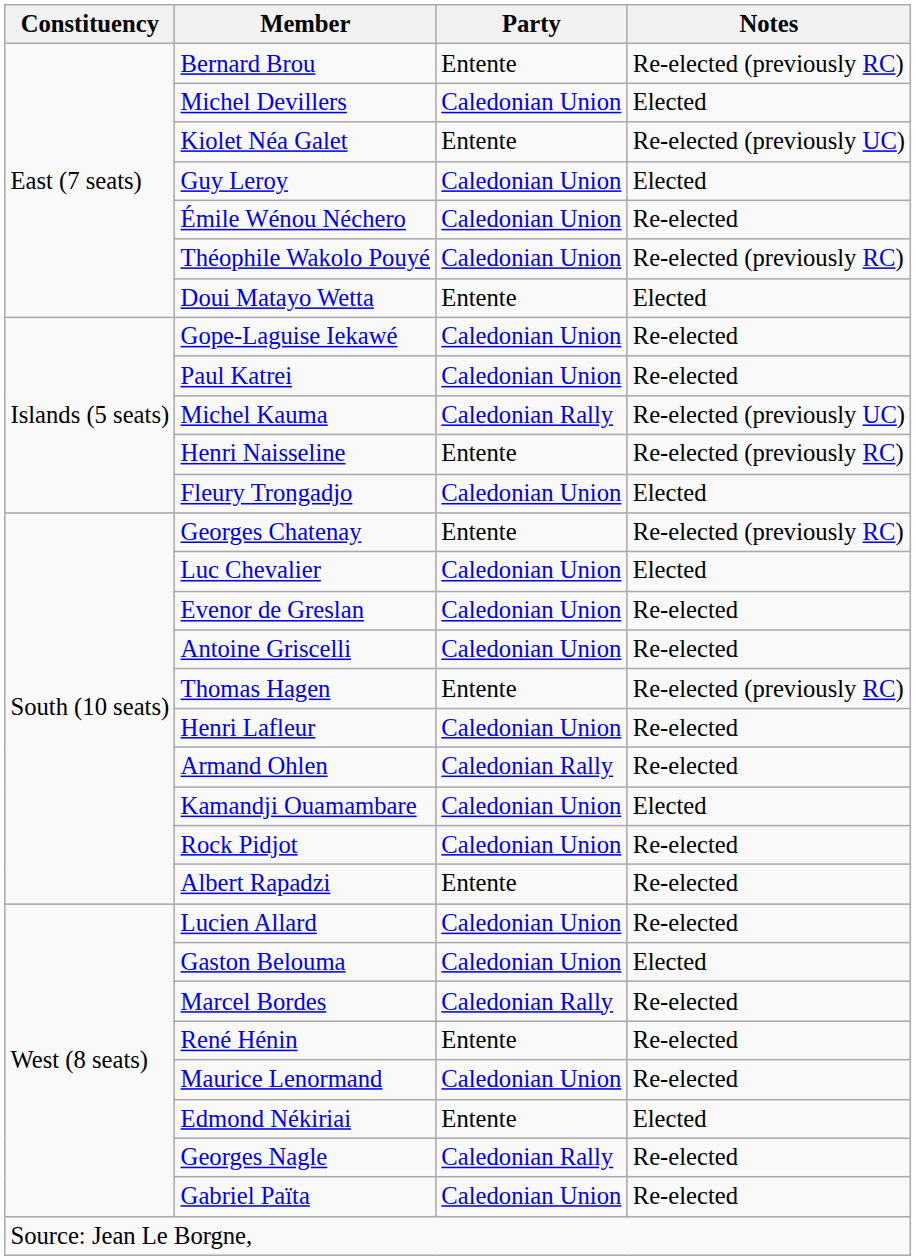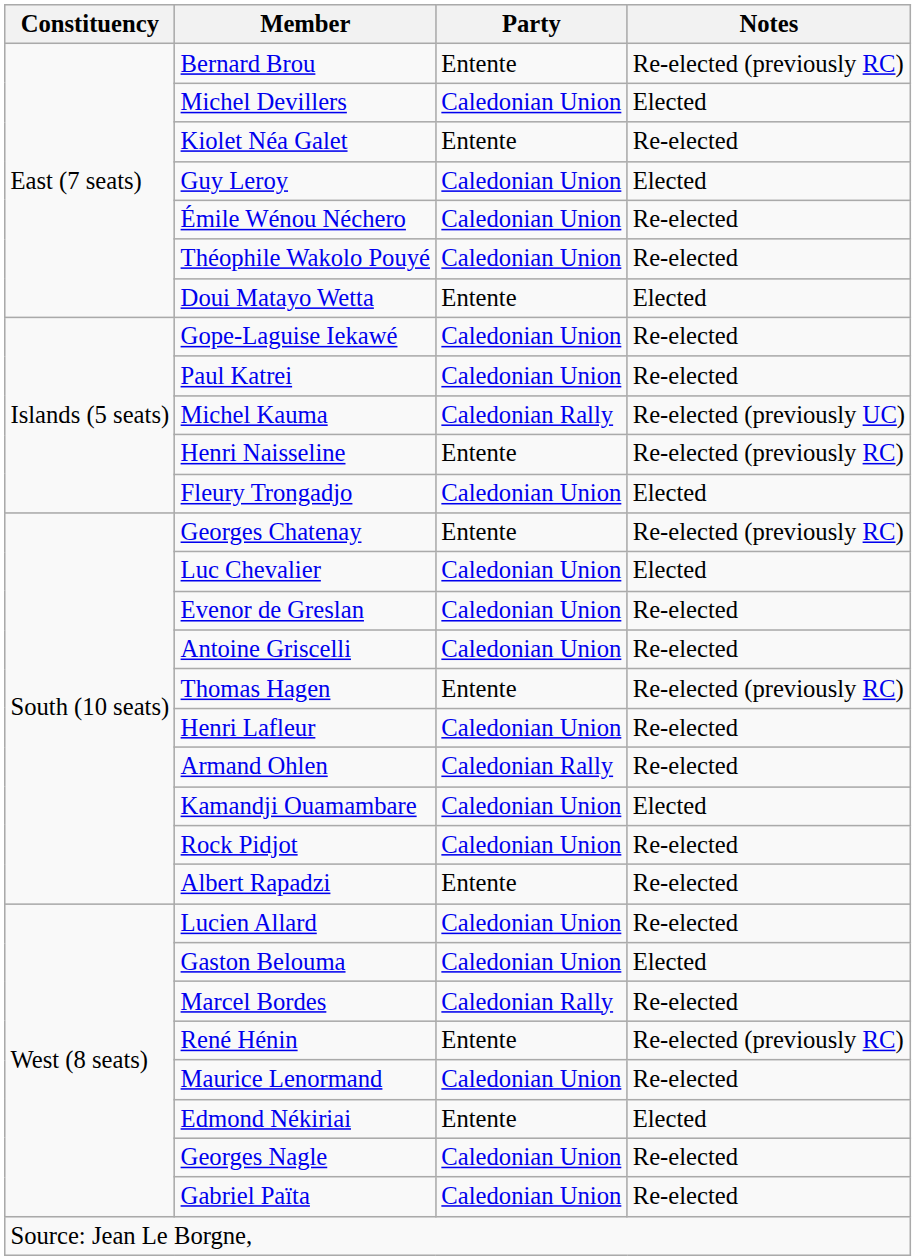(769, 141) Re-elected (previously UC) -> (685, 141) Re-elected
(768, 258) Re-elected (previously RC) -> (685, 258) Re-elected
(685, 1040) Re-elected -> (768, 1040) Re-elected (previously RC)
(527, 1157) Caledonian Rally -> (531, 1157) Caledonian Union
